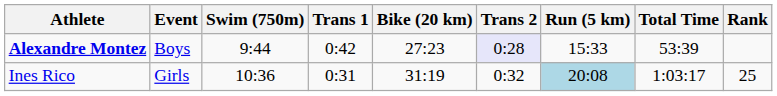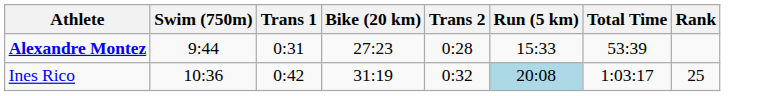- column: (176, 19)
(341, 47) 0:42 -> (289, 47) 0:31
(509, 47) lavender background -> (457, 47) no background
(341, 76) 0:31 -> (289, 76) 0:42
